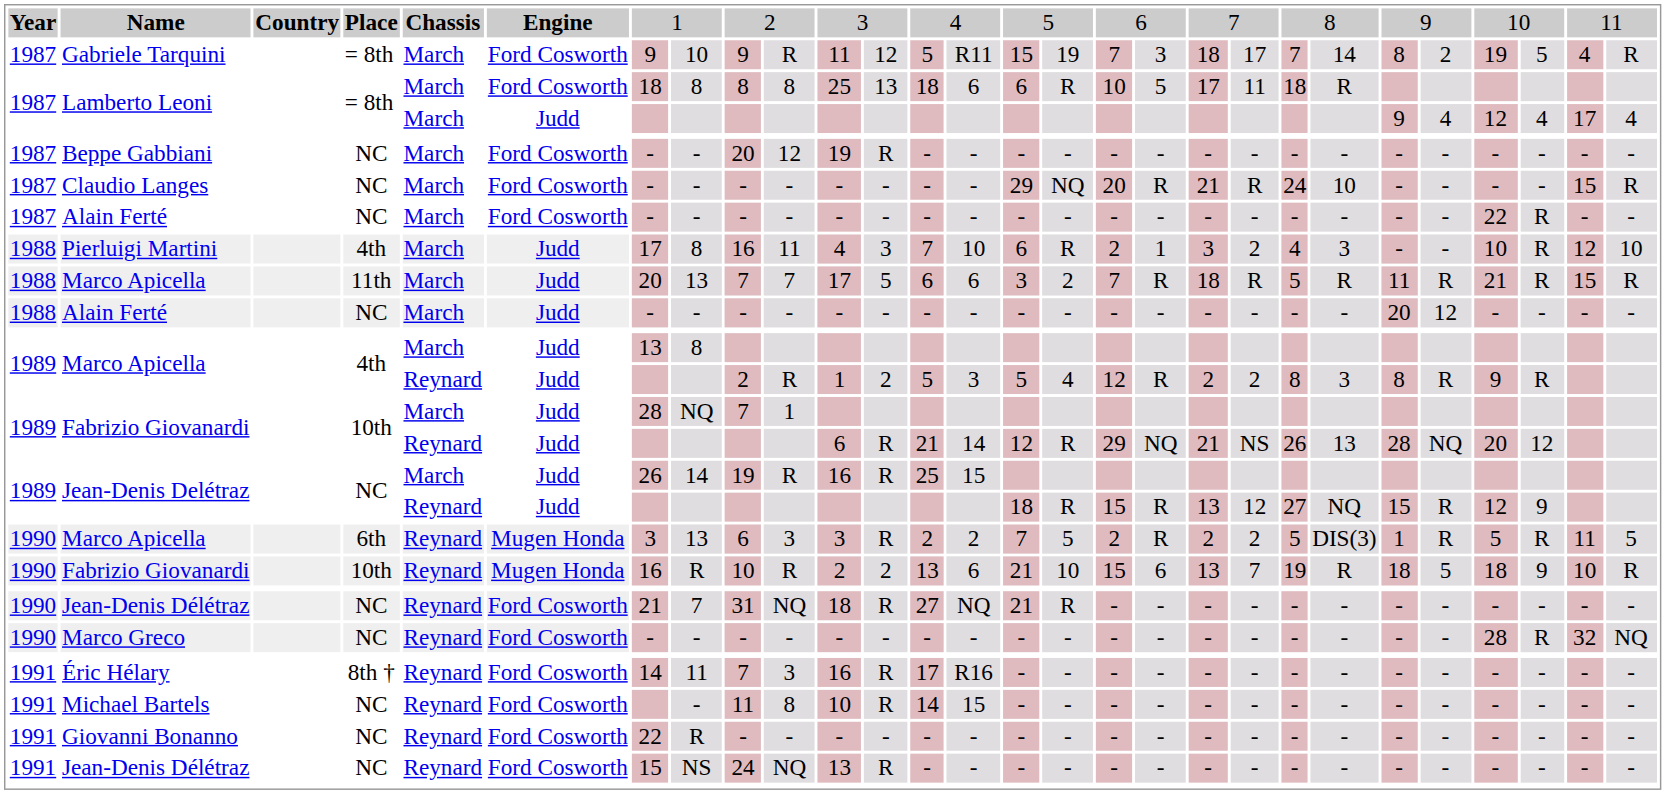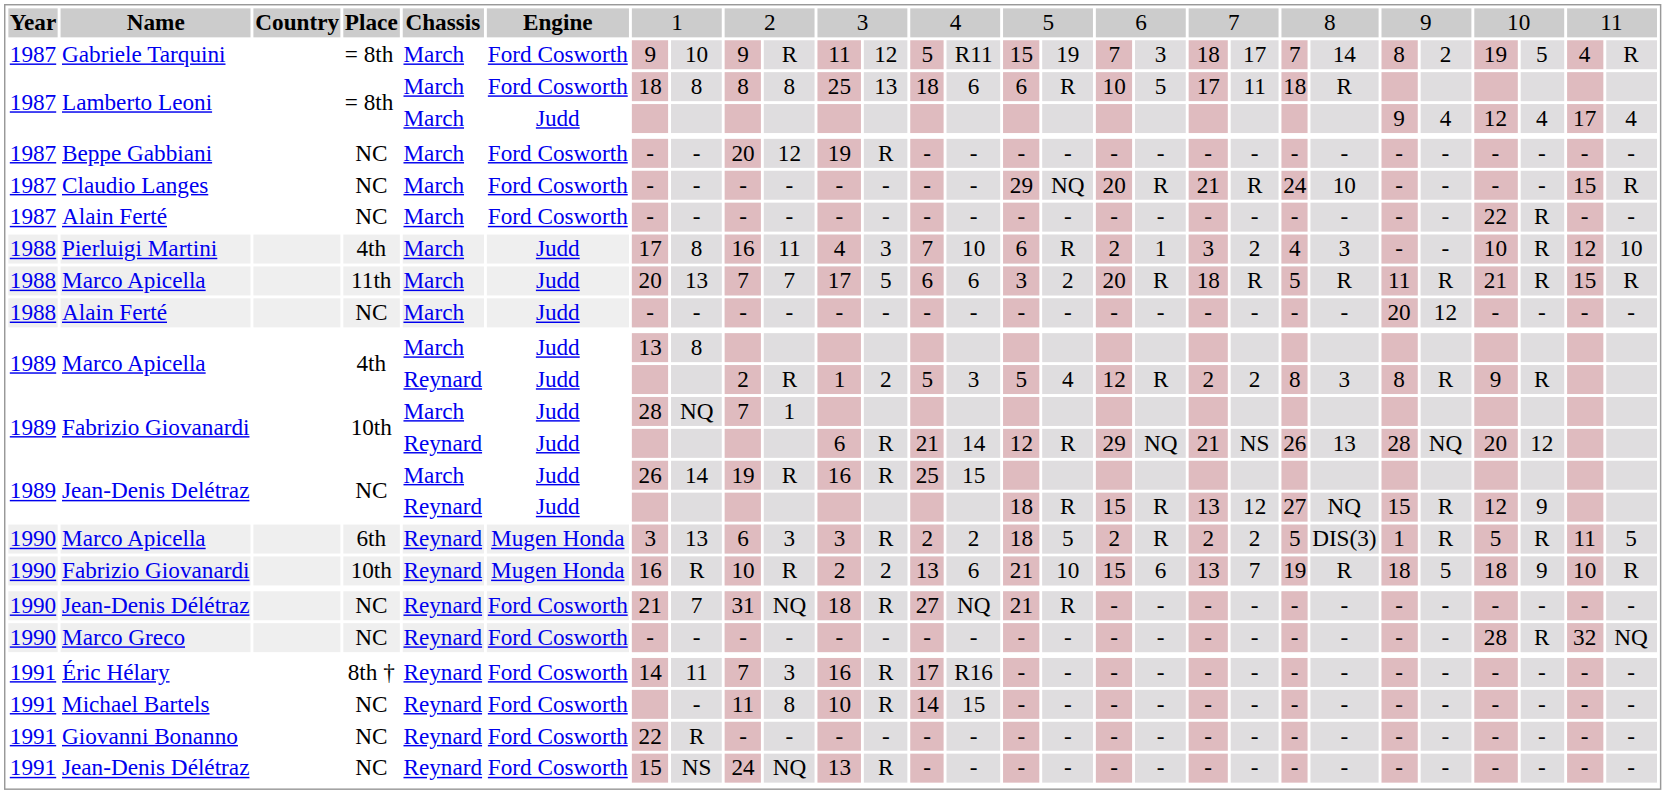(1114, 280) 7 -> (1114, 280) 20
(1021, 538) 7 -> (1021, 538) 18
